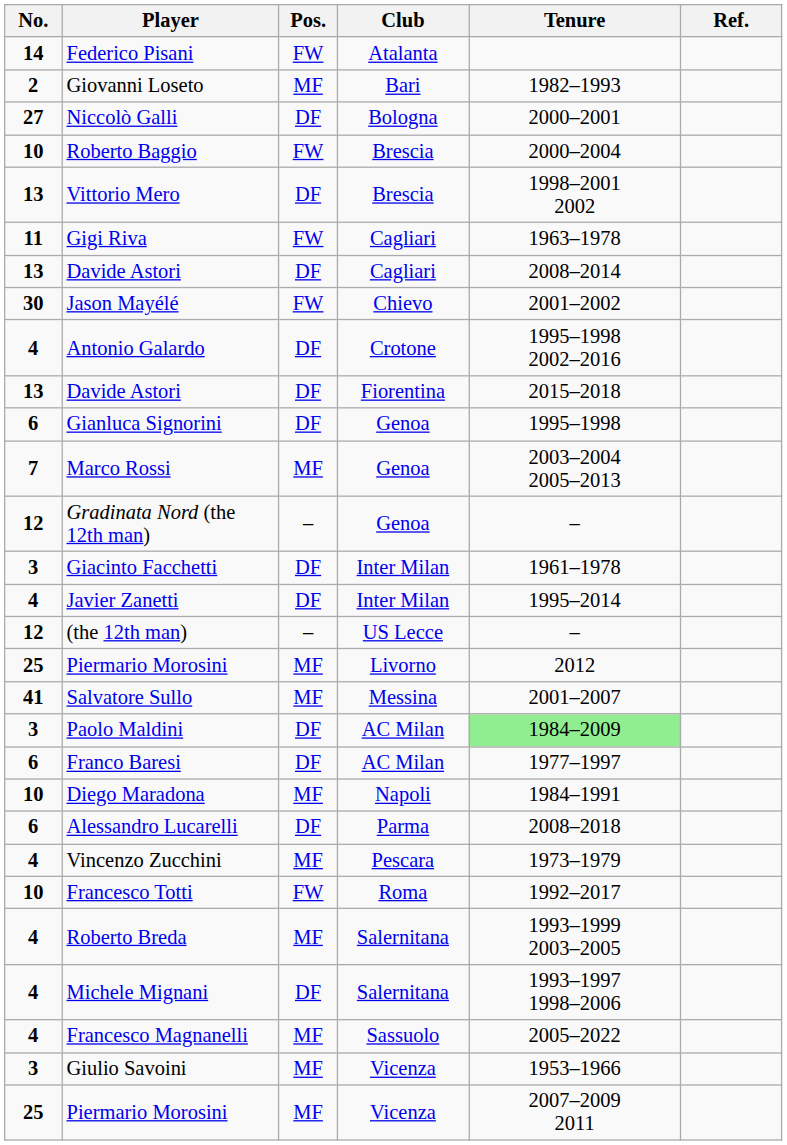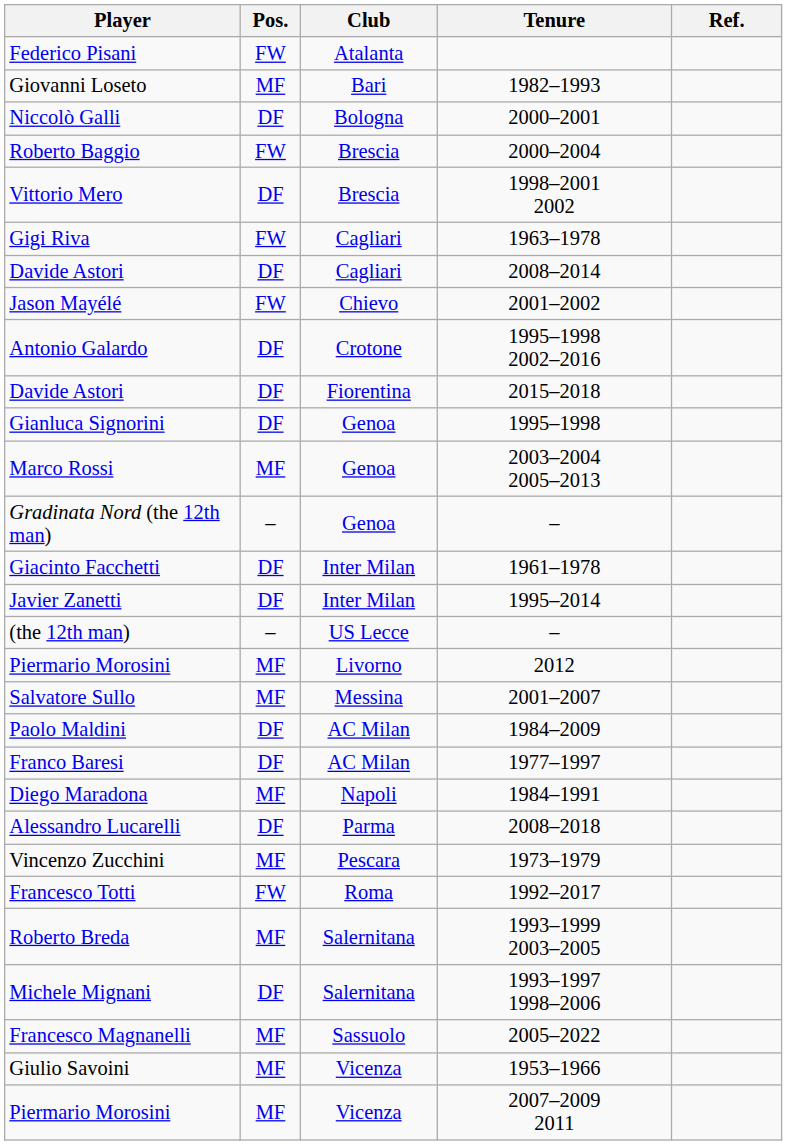- column: (33, 20)
(575, 730) lightgreen background -> (554, 730) no background
